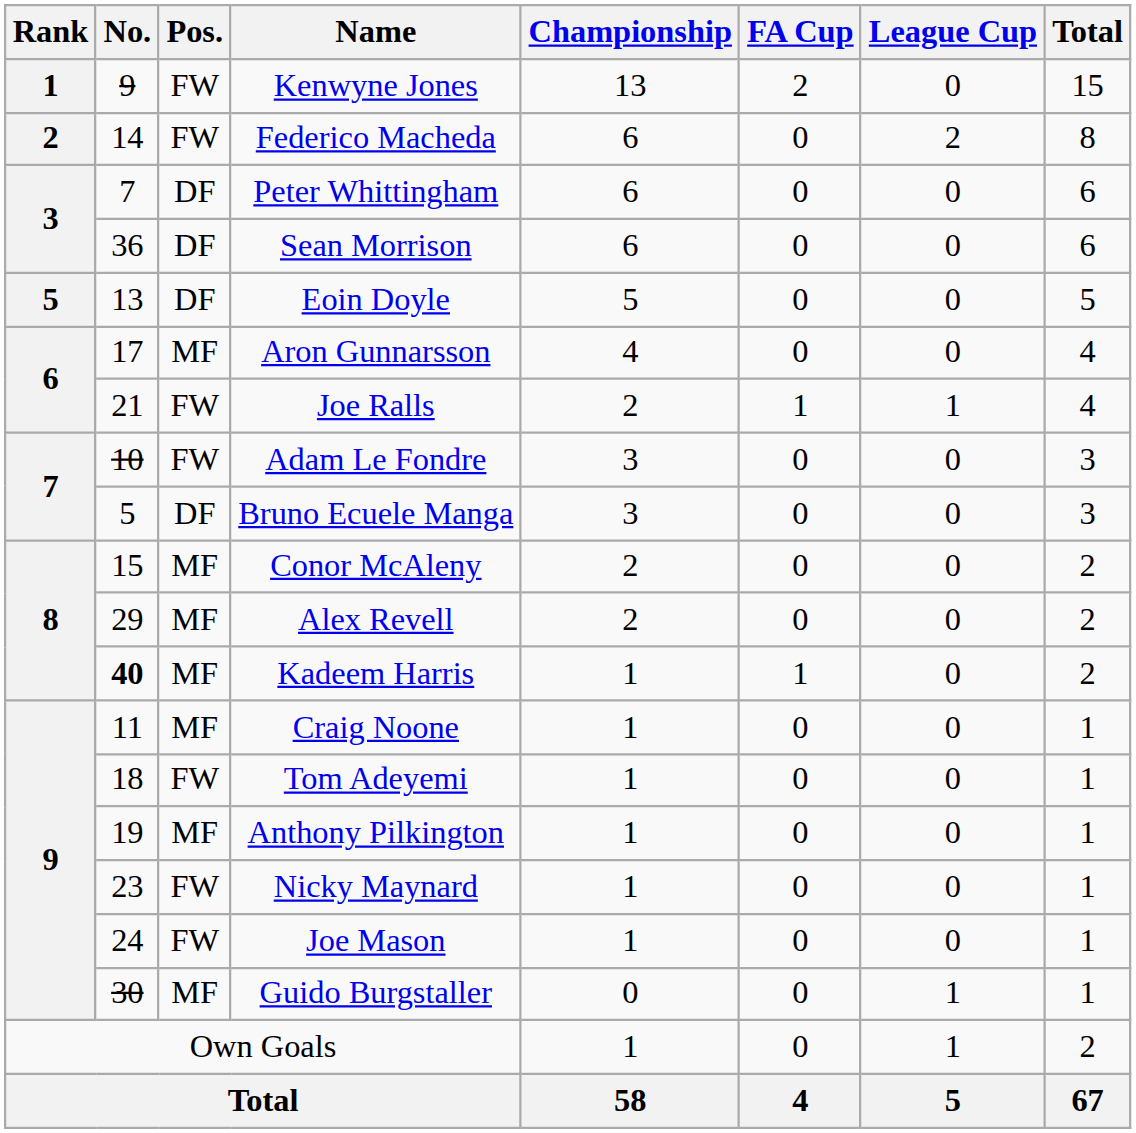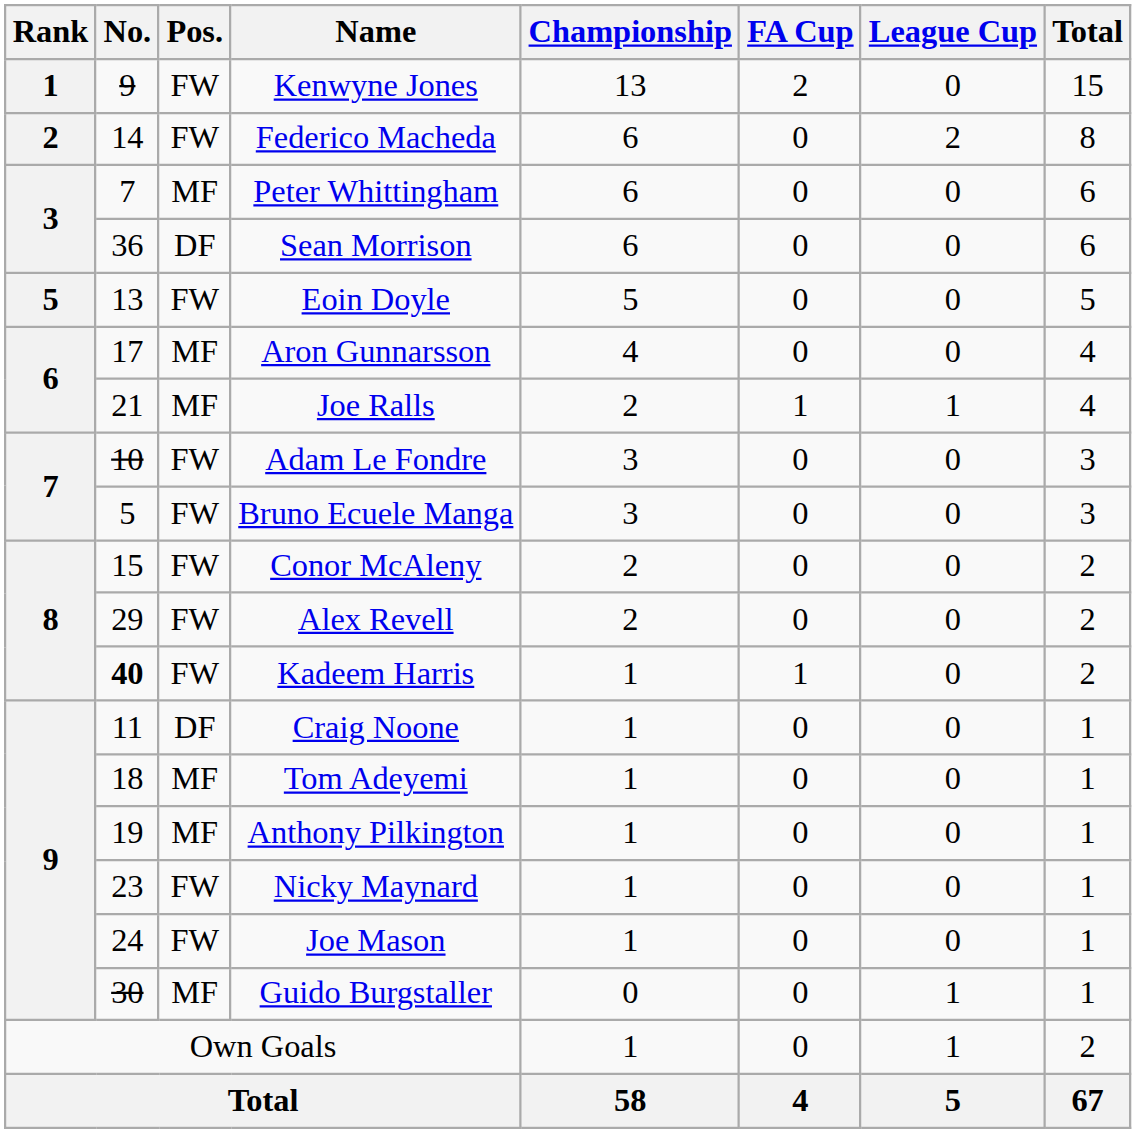(195, 191) DF -> (195, 191) MF
(195, 298) DF -> (195, 298) FW
(195, 405) FW -> (195, 405) MF
(195, 512) DF -> (195, 512) FW
(195, 565) MF -> (195, 565) FW
(195, 619) MF -> (195, 619) FW
(195, 672) MF -> (195, 672) FW
(195, 726) MF -> (195, 726) DF
(195, 779) FW -> (195, 779) MF
